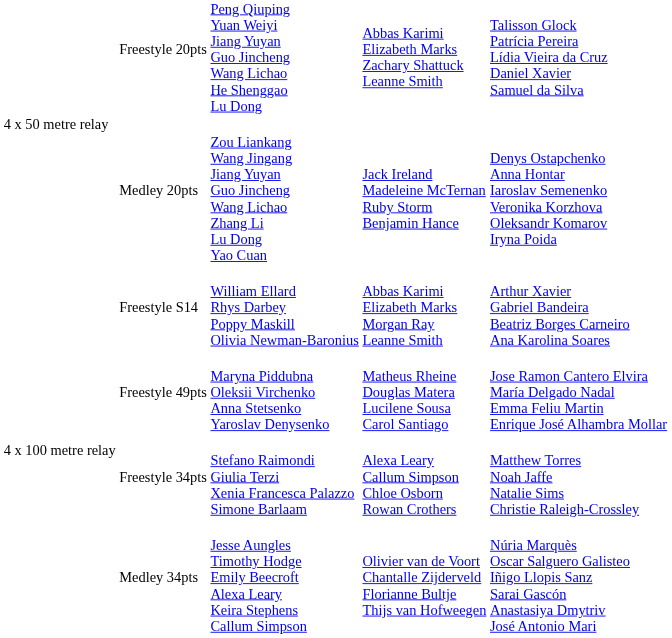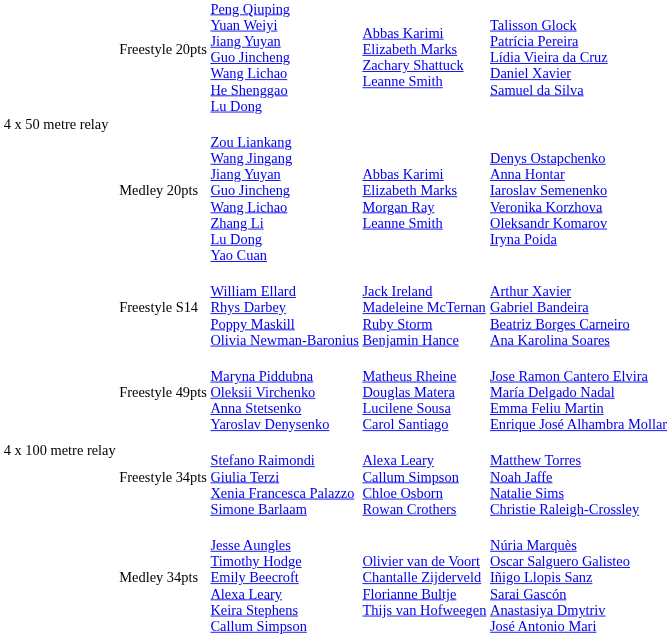(424, 198) Jack Ireland Madeleine McTernan Ruby Storm Benjamin Hance -> (410, 198) Abbas Karimi Elizabeth Marks Morgan Ray Leanne Smith
(410, 315) Abbas Karimi Elizabeth Marks Morgan Ray Leanne Smith -> (424, 315) Jack Ireland Madeleine McTernan Ruby Storm Benjamin Hance
